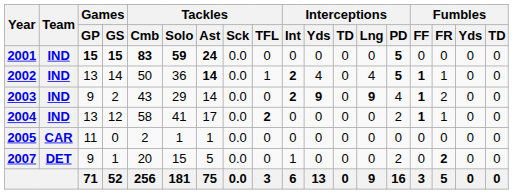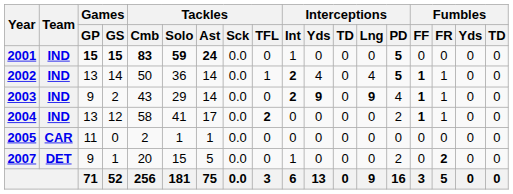(293, 55) 0 -> (293, 55) 1
(210, 76) bold -> (210, 76) normal
(444, 96) 2 -> (444, 96) 1
